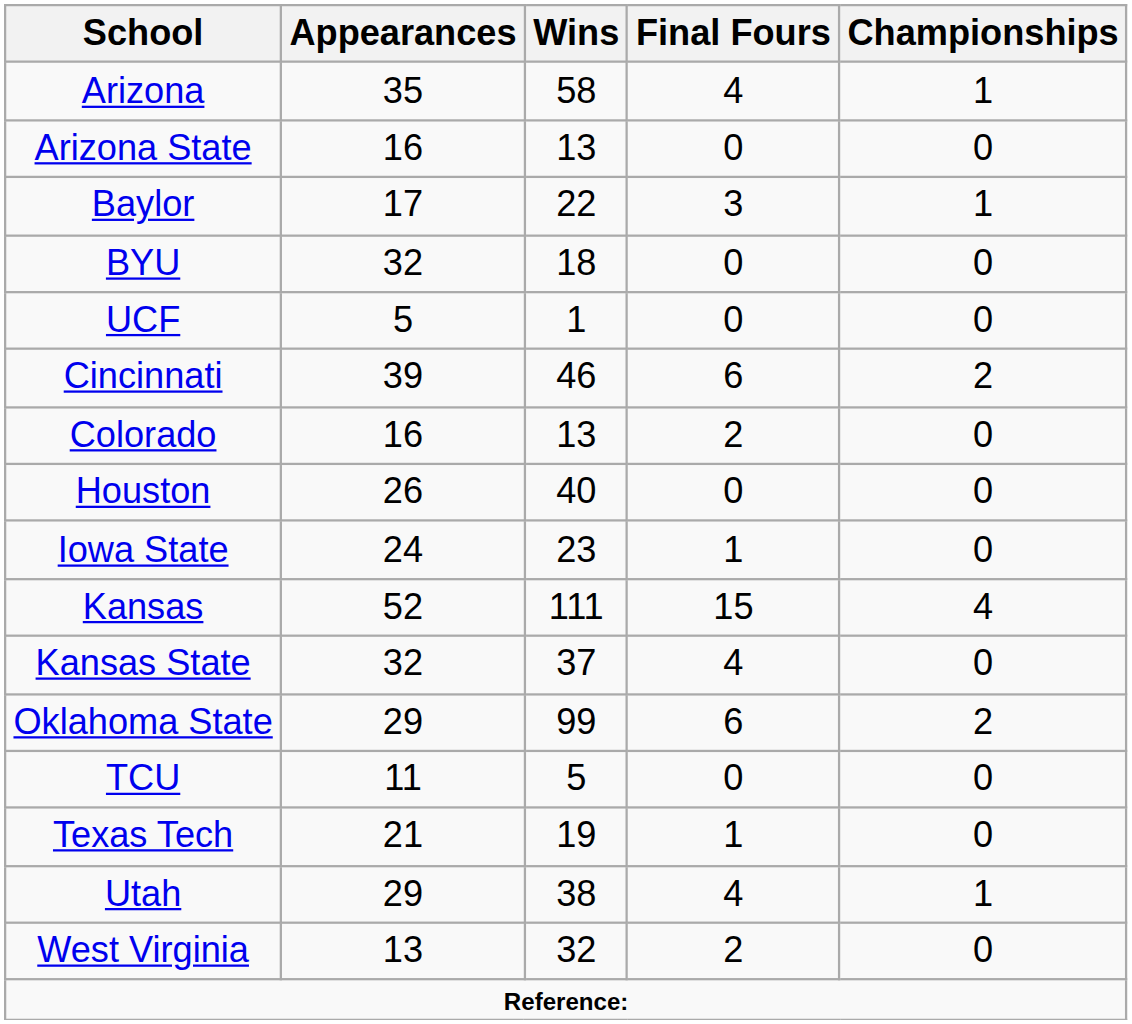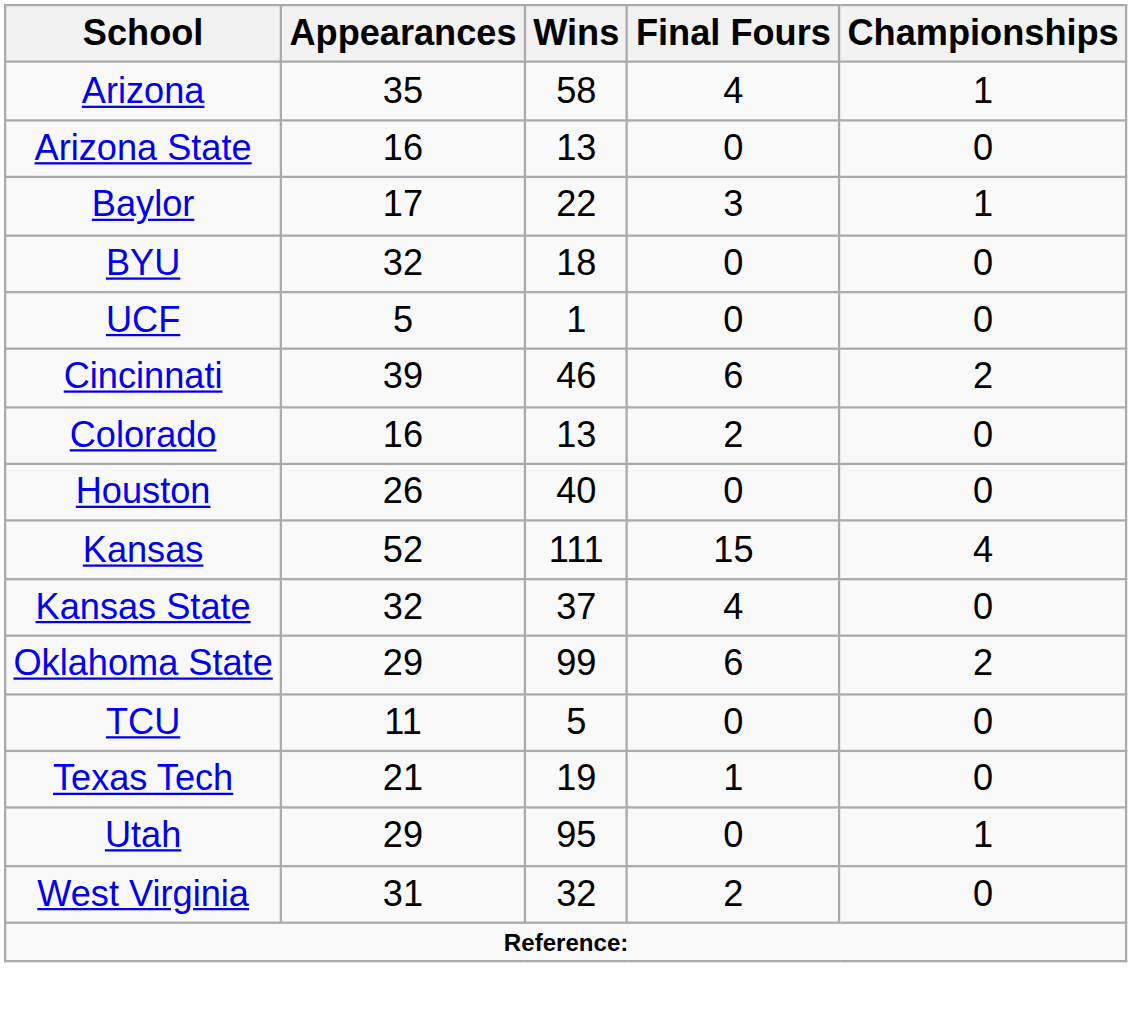- row: (143, 549)
(576, 893) 38 -> (576, 836) 95
(733, 893) 4 -> (733, 836) 0
(403, 950) 13 -> (403, 893) 31
